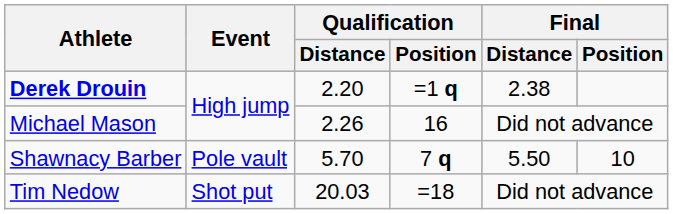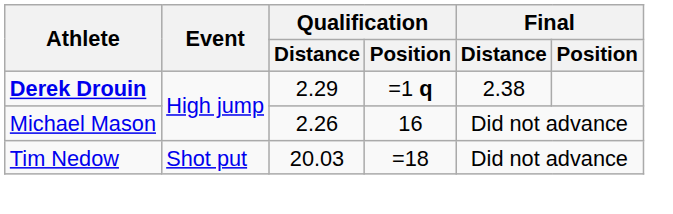(342, 89) 2.20 -> (317, 89) 2.29
- row: (96, 158)
